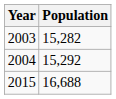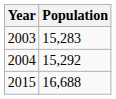(62, 37) 15,282 -> (62, 37) 15,283
